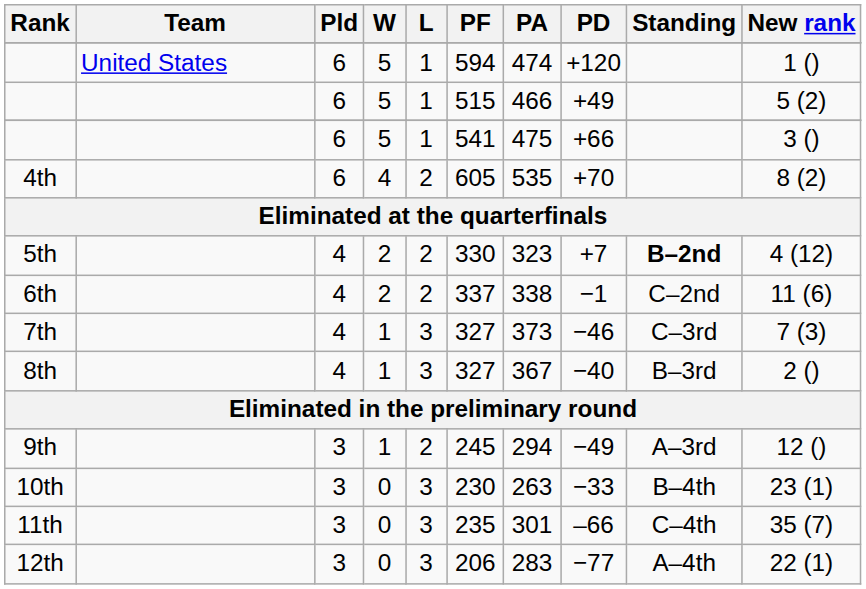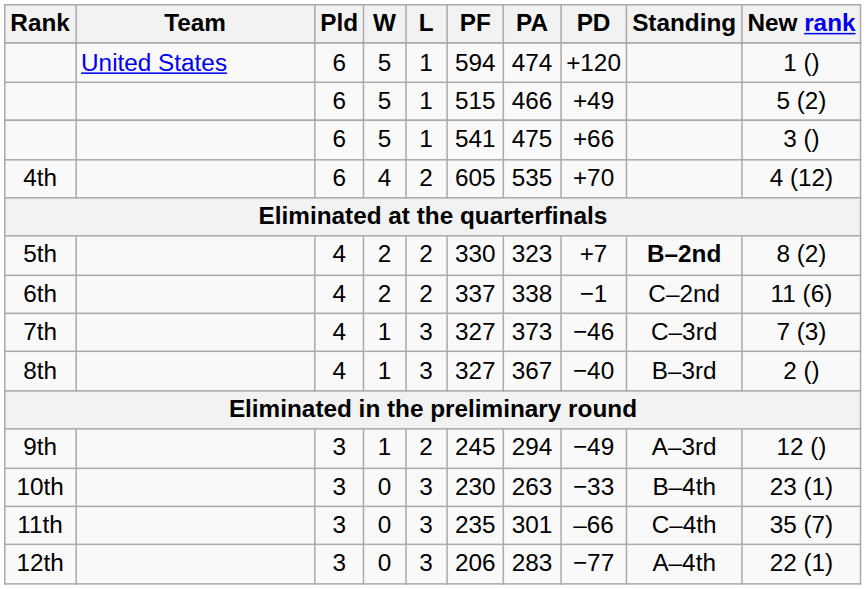(801, 178) 8 (2) -> (801, 178) 4 (12)
(801, 255) 4 (12) -> (801, 255) 8 (2)
